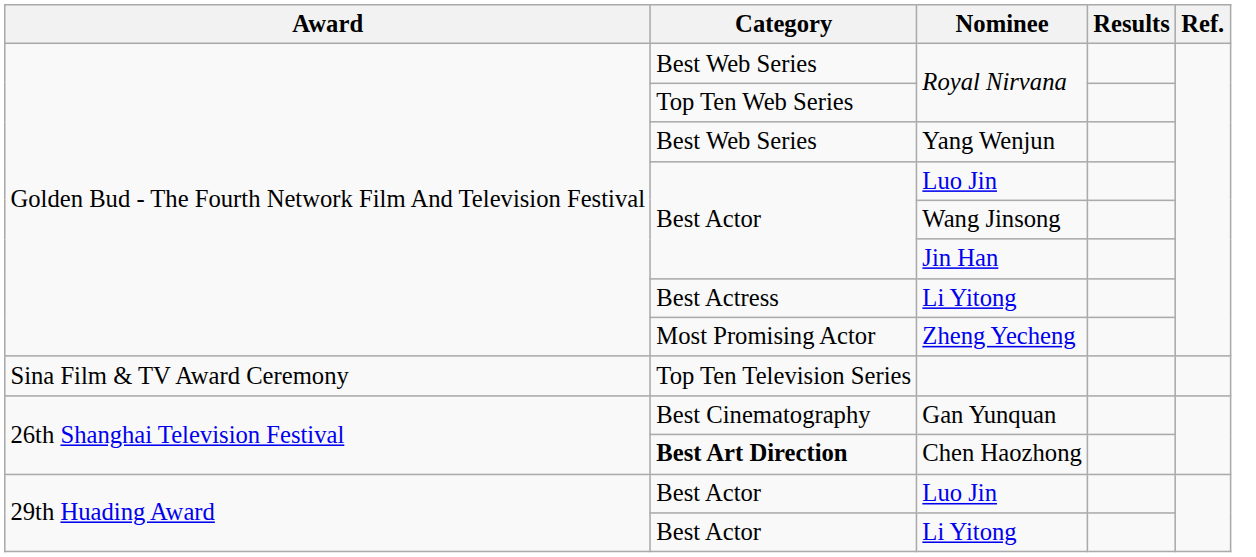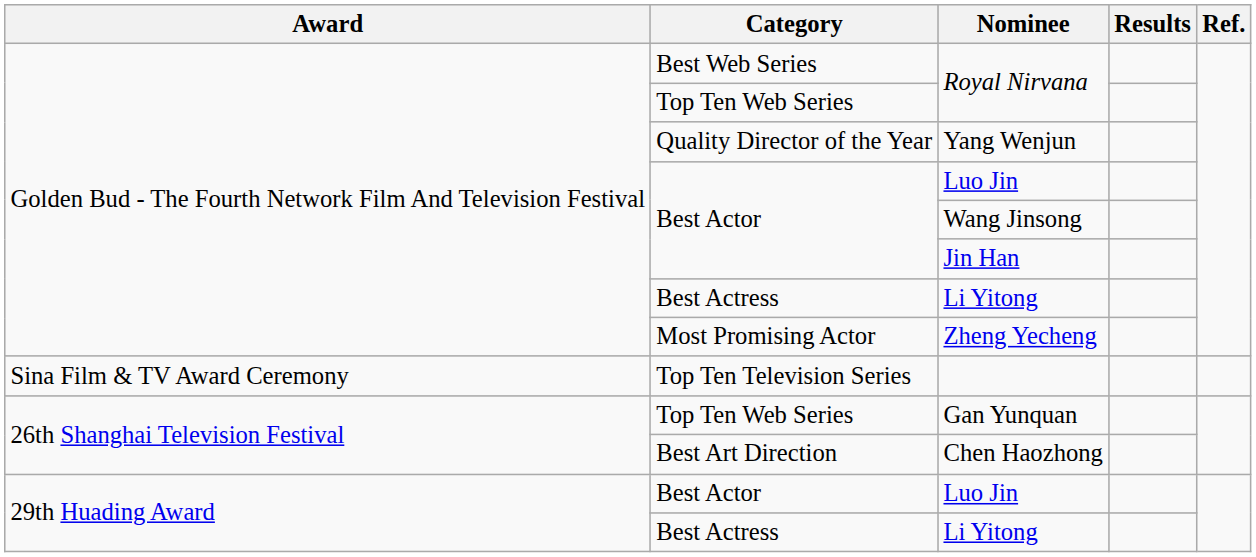(737, 141) Best Web Series -> (794, 141) Quality Director of the Year
(763, 414) Best Cinematography -> (755, 414) Top Ten Web Series
(752, 453) bold -> (747, 453) normal
(709, 532) Best Actor -> (718, 532) Best Actress
